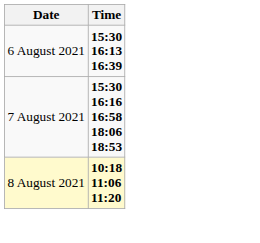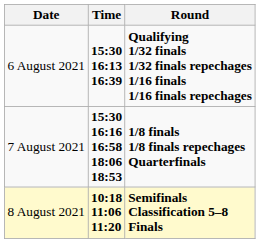+ column: (190, 15)
